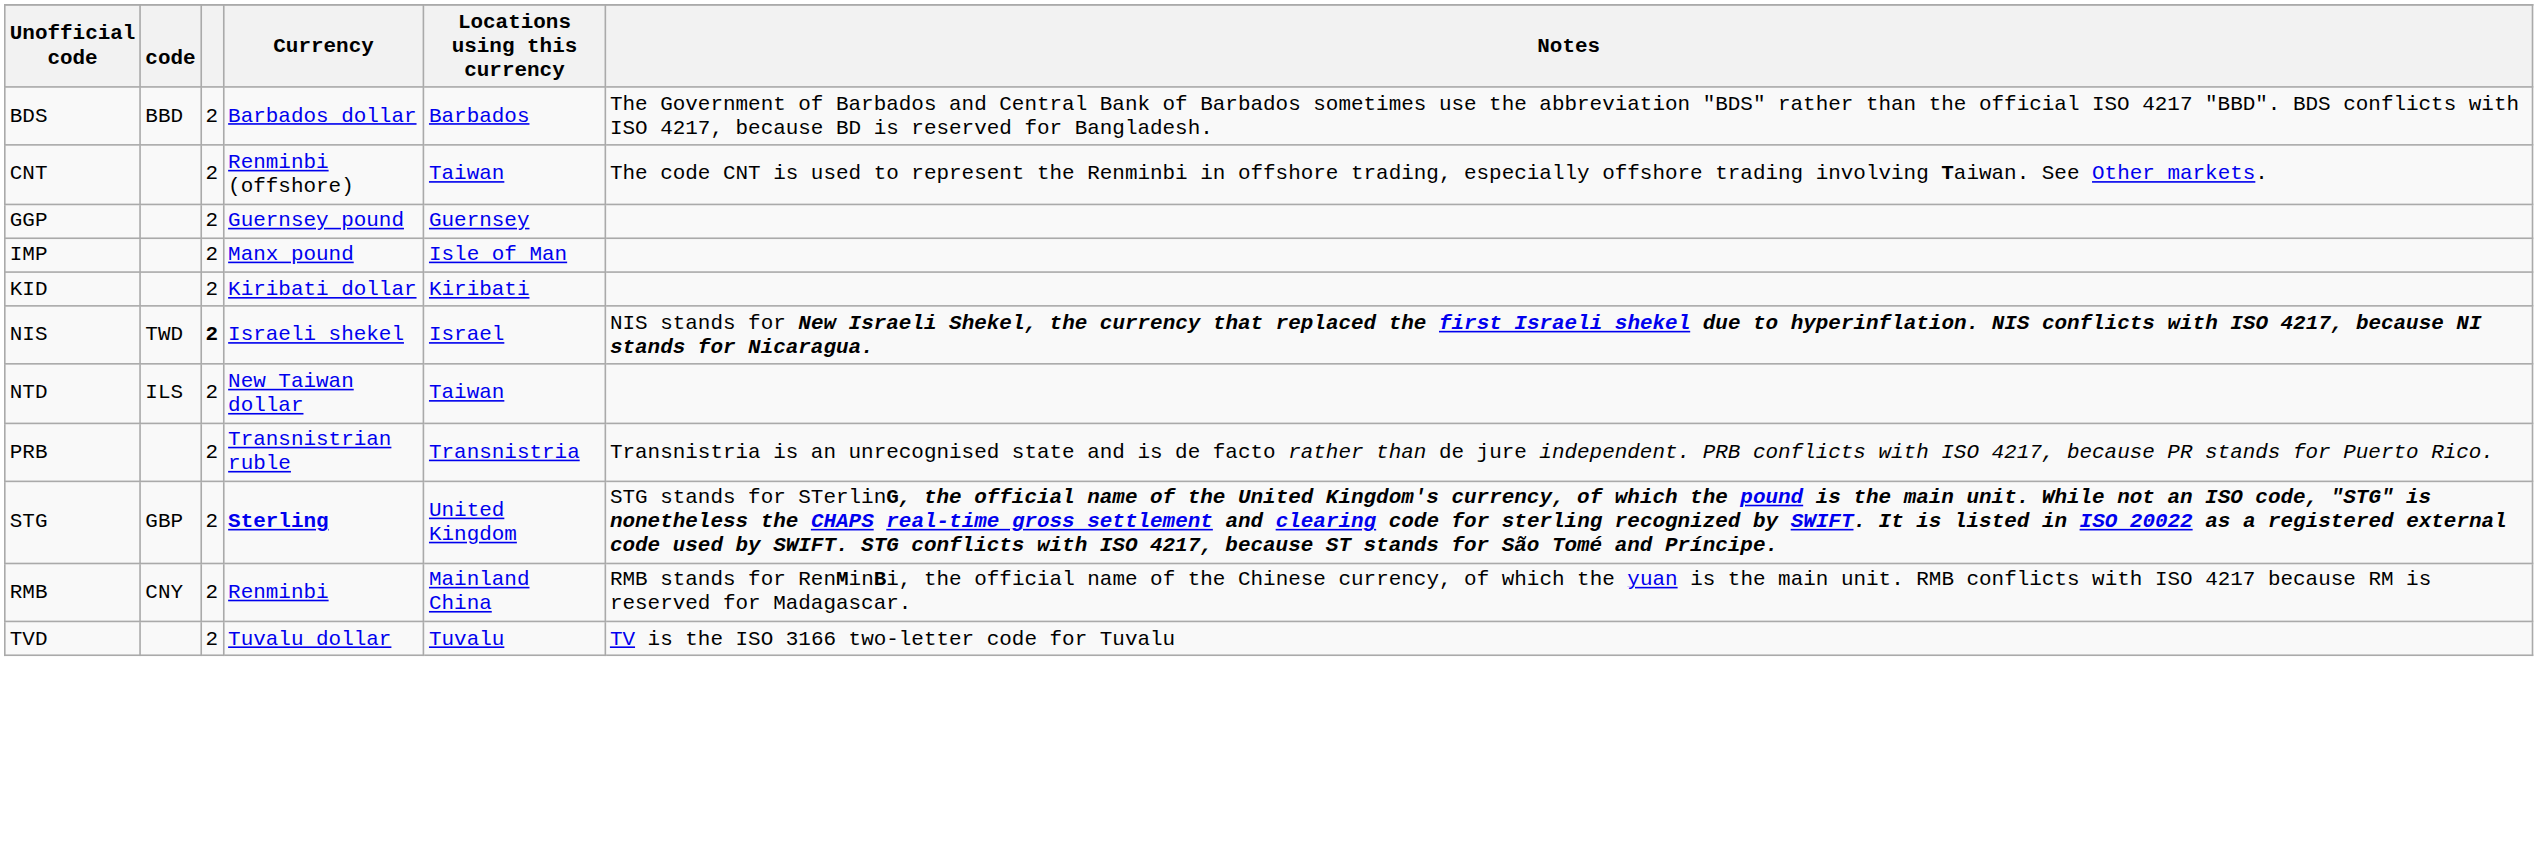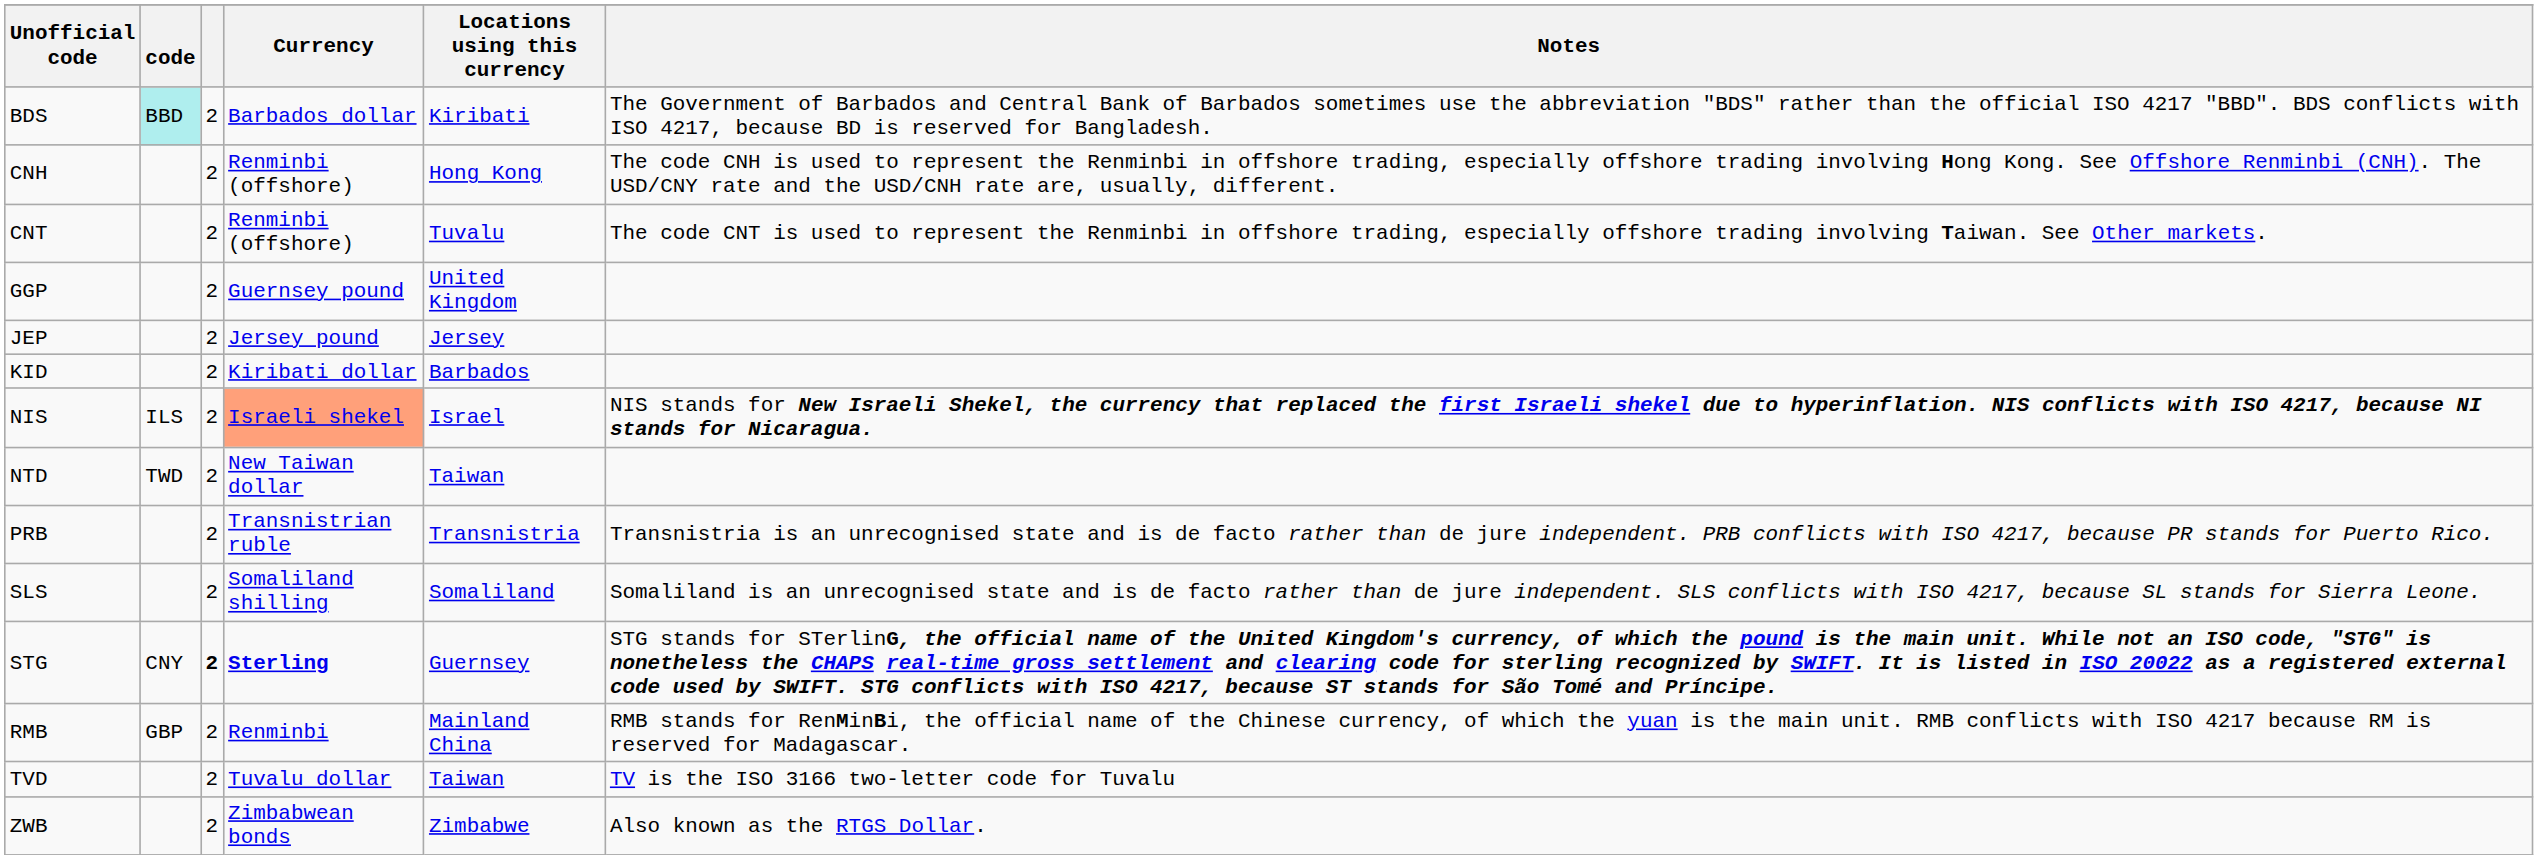(164, 116) no background -> (164, 116) paleturquoise background
(479, 116) Barbados -> (479, 116) Kiribati
+ row: (29, 175)
(467, 175) Taiwan -> (467, 233) Tuvalu
(479, 221) Guernsey -> (473, 291) United Kingdom
- row: (29, 255)
+ row: (29, 337)
(479, 289) Kiribati -> (479, 371) Barbados
(164, 335) TWD -> (164, 418) ILS
(212, 335) bold -> (212, 418) normal
(316, 335) no background -> (316, 418) lightsalmon background
(164, 393) ILS -> (164, 476) TWD
+ row: (29, 592)
(164, 522) GBP -> (164, 663) CNY
(212, 522) normal -> (212, 663) bold
(473, 522) United Kingdom -> (479, 663) Guernsey
(164, 592) CNY -> (164, 733) GBP
(467, 639) Tuvalu -> (467, 779) Taiwan
+ row: (29, 825)
